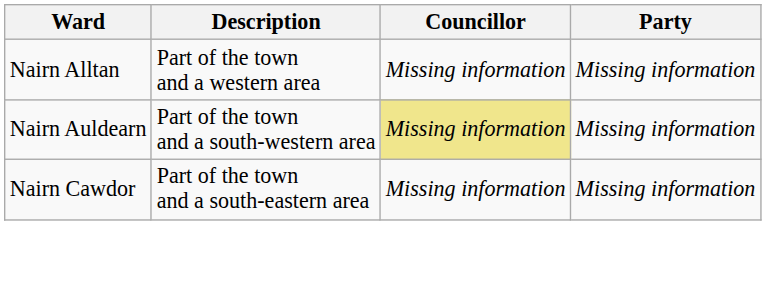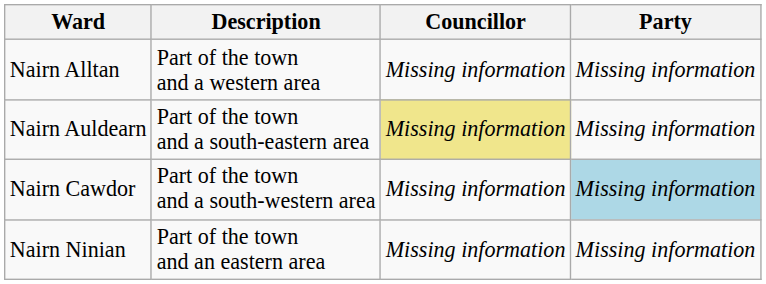(266, 129) Part of the town and a south-western area -> (263, 129) Part of the town and a south-eastern area
(263, 189) Part of the town and a south-eastern area -> (266, 189) Part of the town and a south-western area
(665, 189) no background -> (665, 189) lightblue background
+ row: (68, 249)
